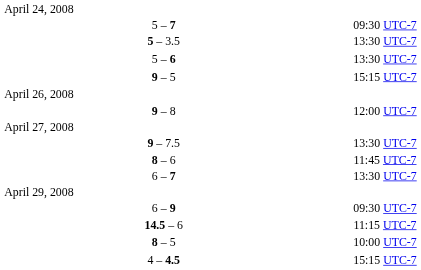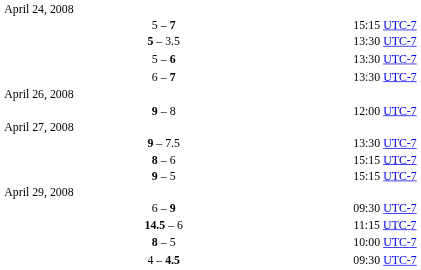(385, 25) 09:30 UTC-7 -> (385, 25) 15:15 UTC-7
rows swapped: (164, 77) <-> (164, 176)
(385, 159) 11:45 UTC-7 -> (385, 159) 15:15 UTC-7
(385, 260) 15:15 UTC-7 -> (385, 260) 09:30 UTC-7
